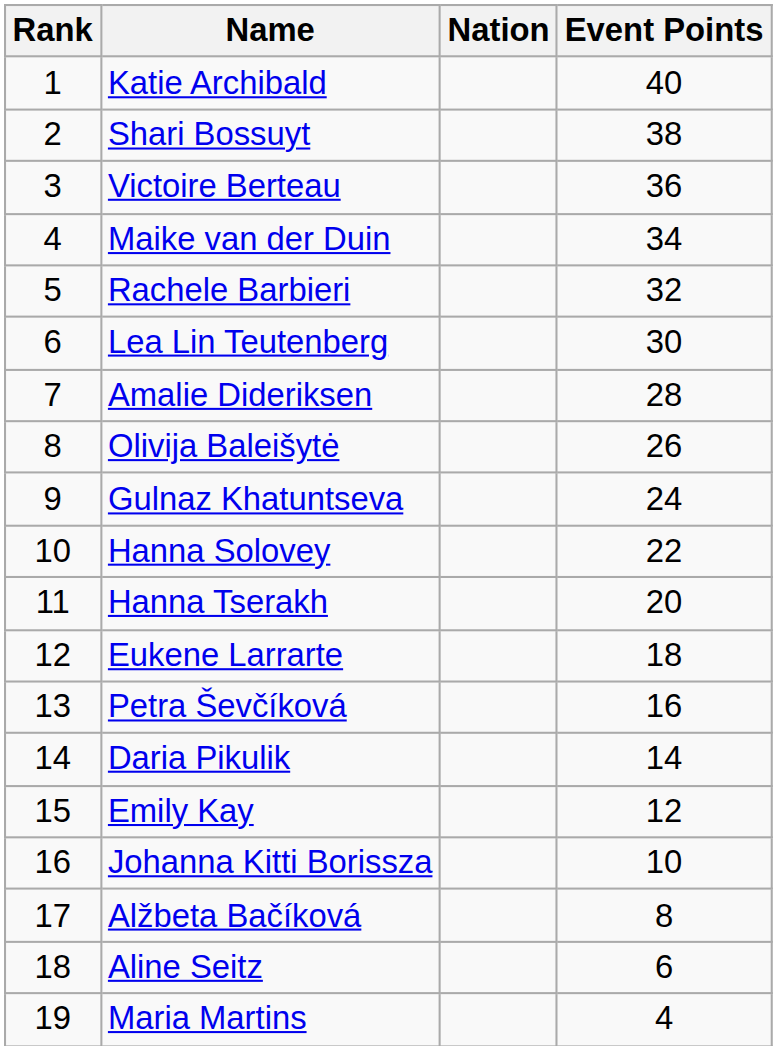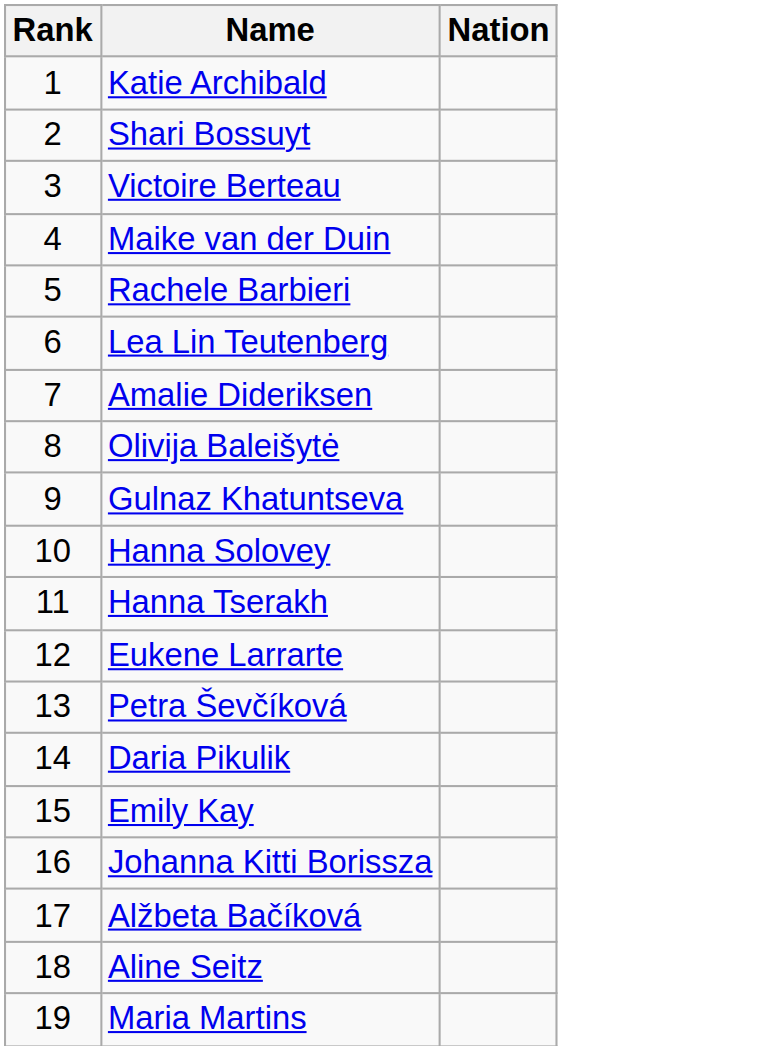- column: (664, 30)
